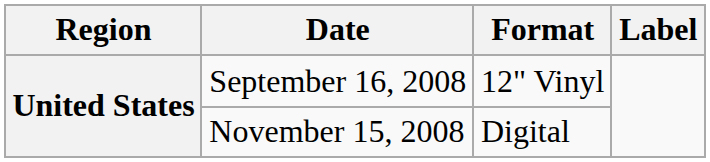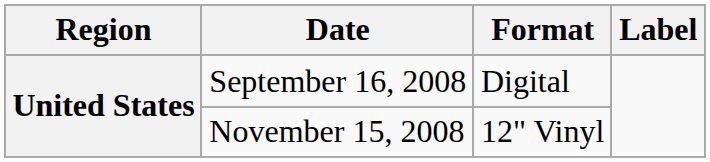(543, 80) 12" Vinyl -> (525, 80) Digital
(525, 131) Digital -> (543, 131) 12" Vinyl
